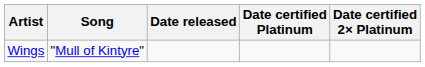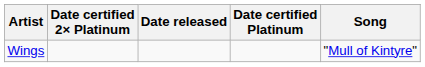columns swapped: (97, 22) <-> (375, 22)
